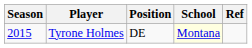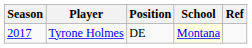(19, 33) 2015 -> (19, 33) 2017
